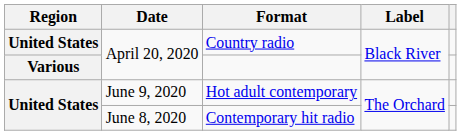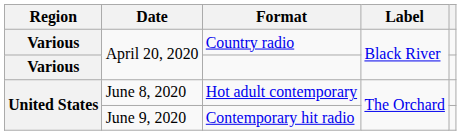(53, 42) United States -> (53, 42) Various
(146, 92) June 9, 2020 -> (146, 92) June 8, 2020
(146, 117) June 8, 2020 -> (146, 117) June 9, 2020
